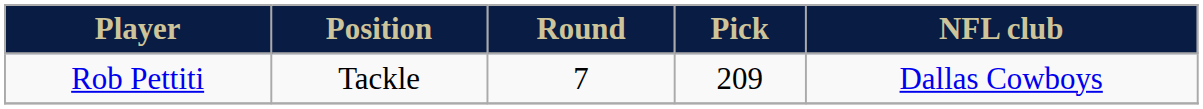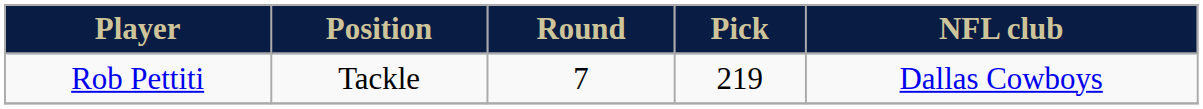(740, 77) 209 -> (740, 77) 219
